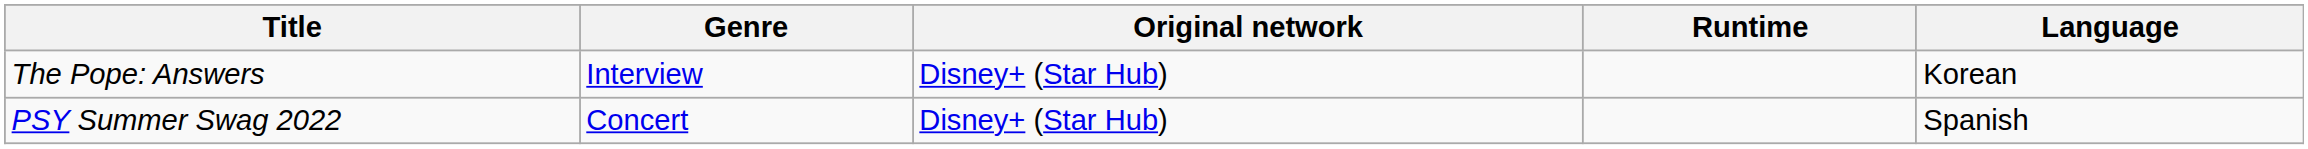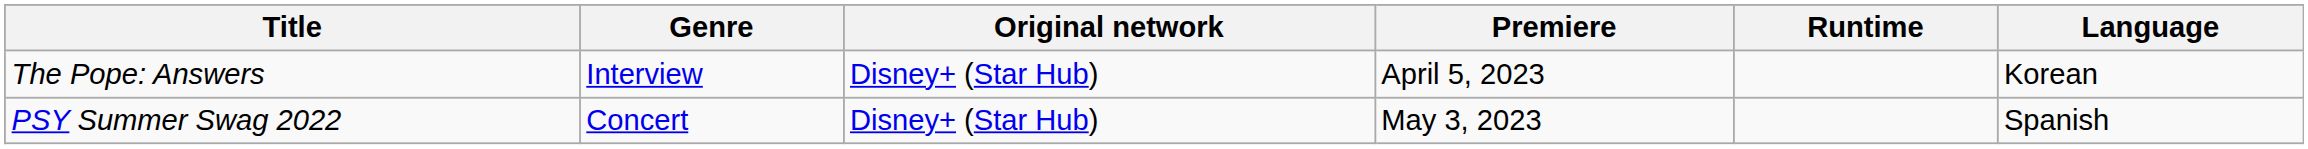+ column: (1554, 27)
